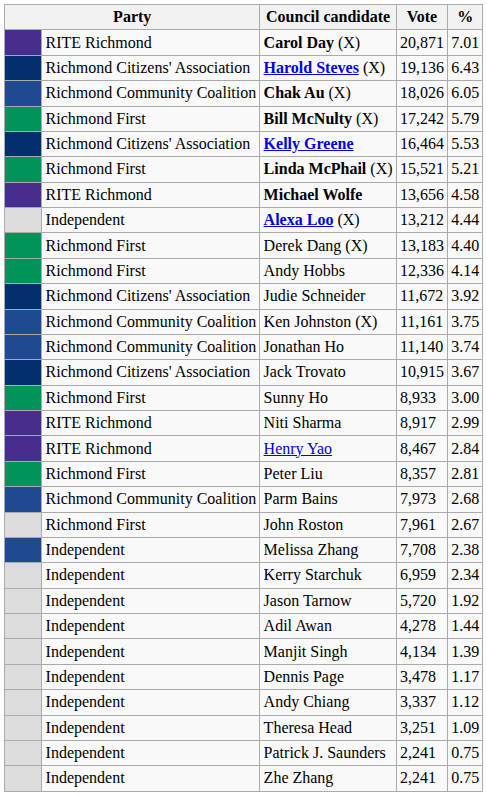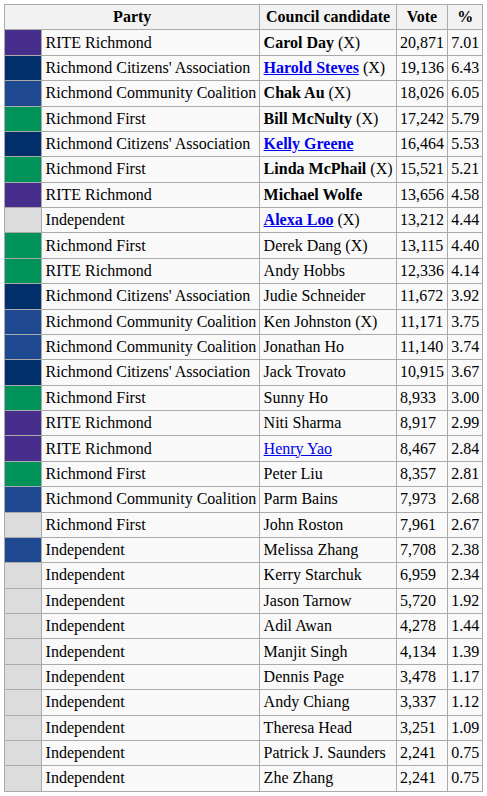(422, 245) 13,183 -> (422, 245) 13,115
(96, 270) Richmond First -> (99, 270) RITE Richmond
(422, 321) 11,161 -> (422, 321) 11,171
